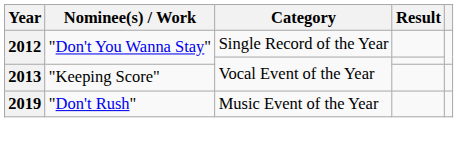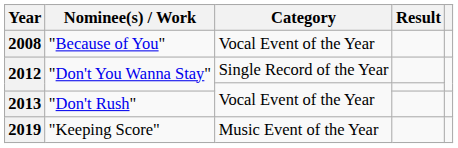+ row: (25, 43)
(104, 77) "Keeping Score" -> (93, 103) "Don't Rush"
(93, 103) "Don't Rush" -> (104, 129) "Keeping Score"
